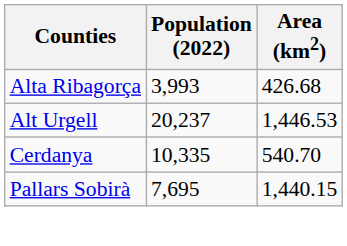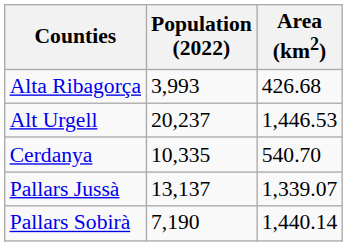+ row: (65, 188)
(175, 188) 7,695 -> (175, 223) 7,190
(300, 188) 1,440.15 -> (300, 223) 1,440.14
